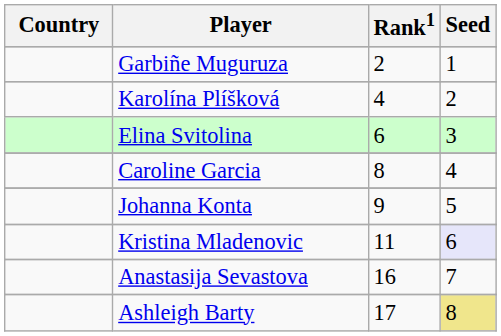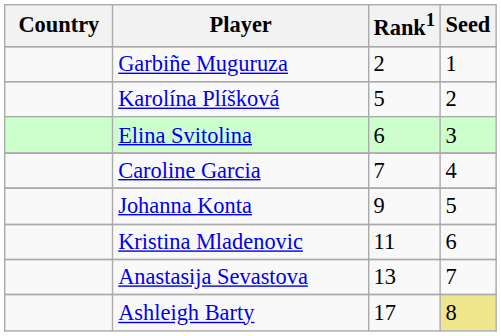(379, 99) 4 -> (379, 99) 5
(379, 170) 8 -> (379, 170) 7
(451, 241) lavender background -> (451, 241) no background
(385, 276) 16 -> (385, 276) 13
